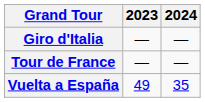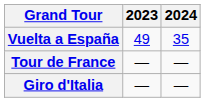rows swapped: (63, 39) <-> (63, 85)
